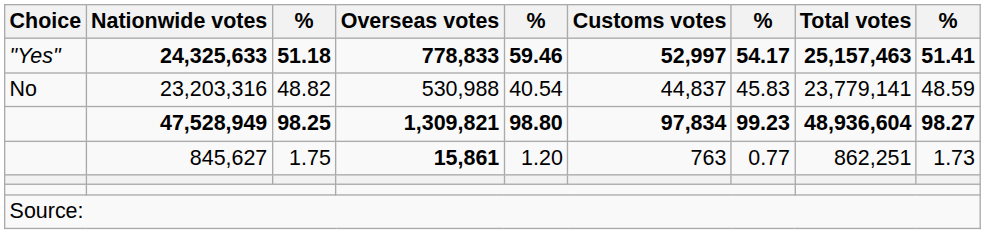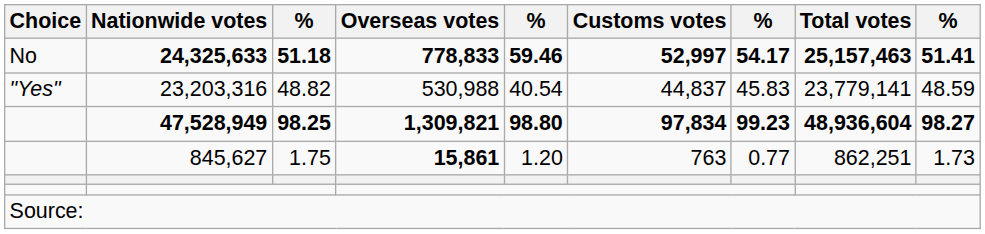(35, 55) "Yes" -> (23, 55) No
(23, 89) No -> (35, 89) "Yes"
